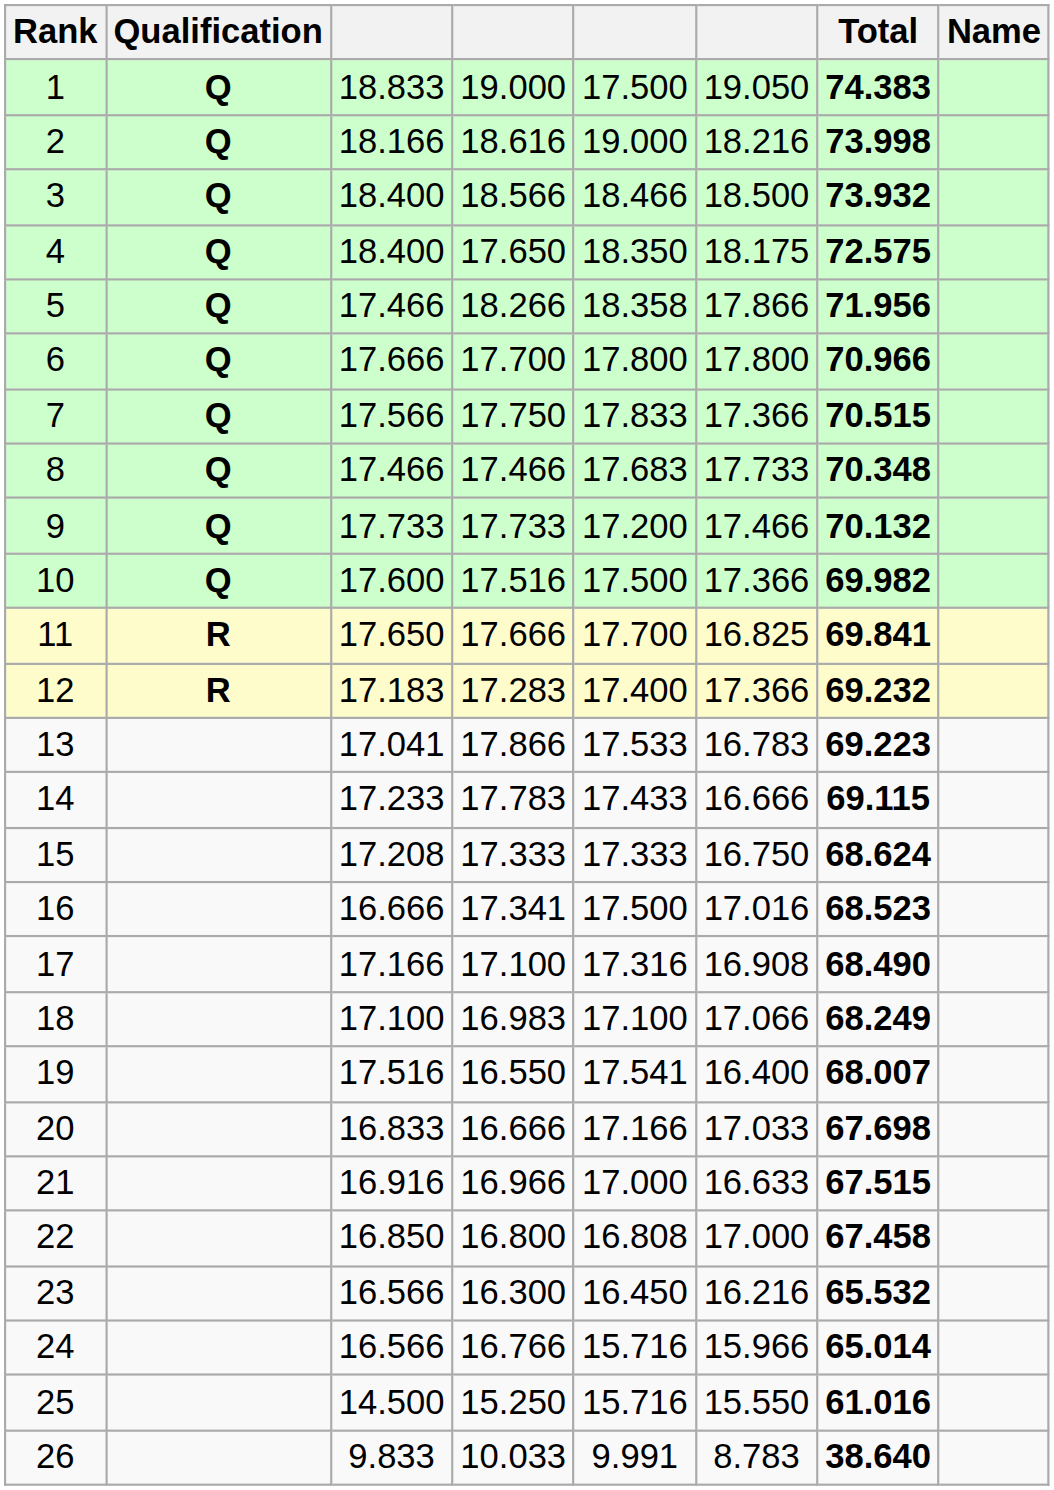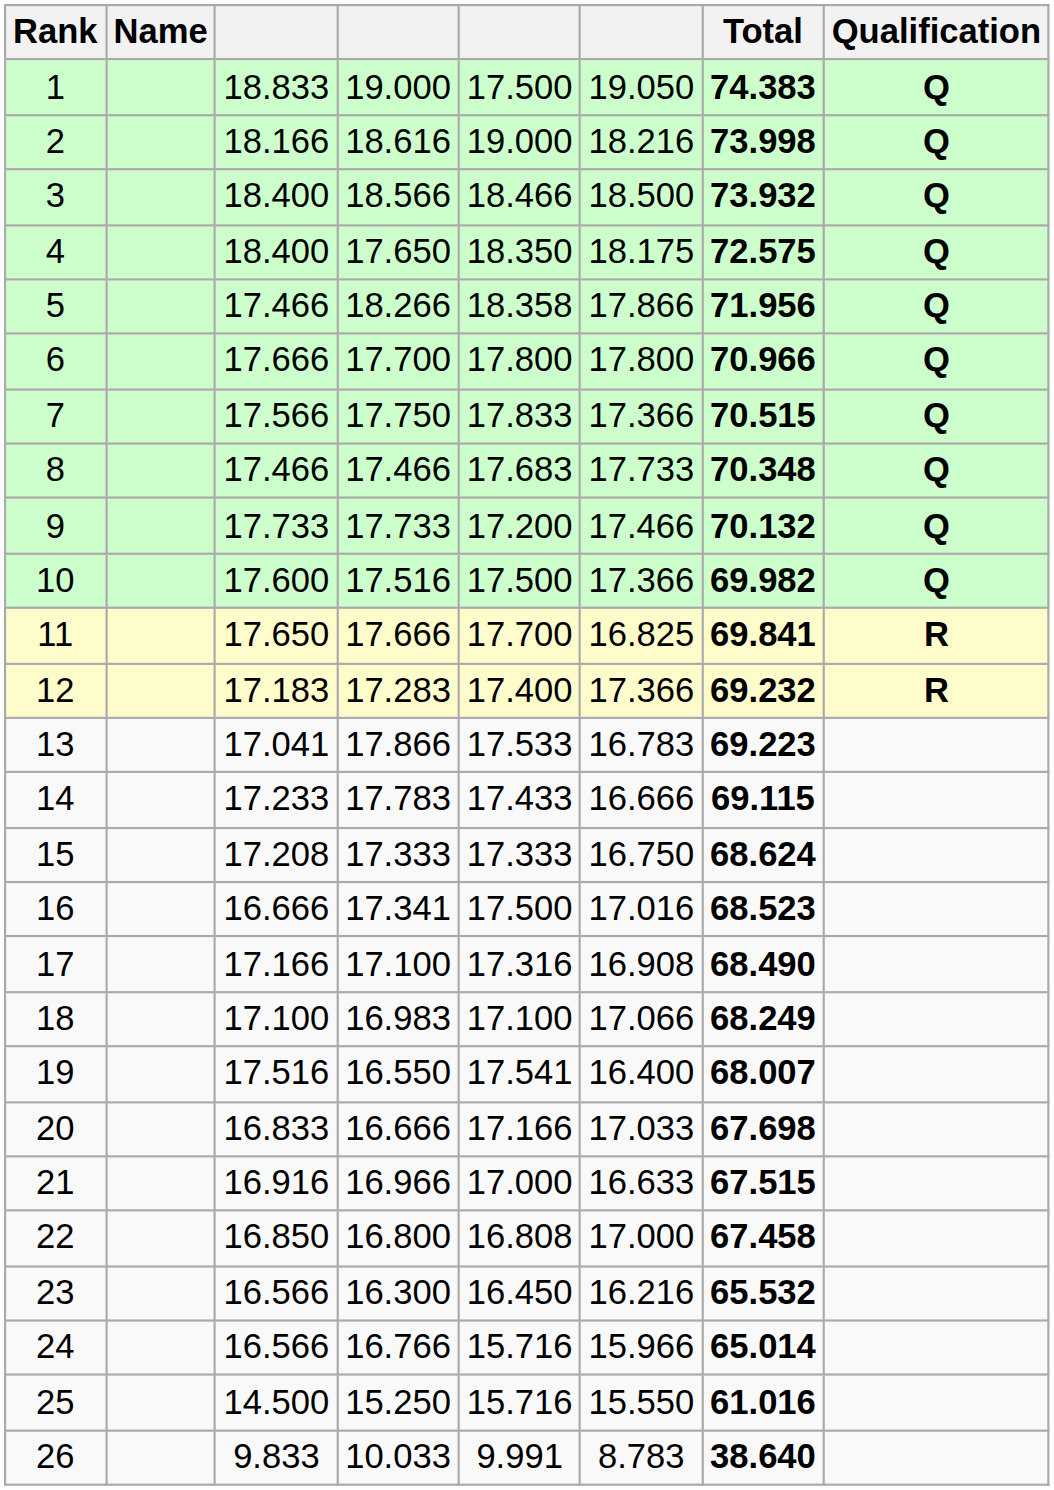columns swapped: (994, 31) <-> (218, 31)
